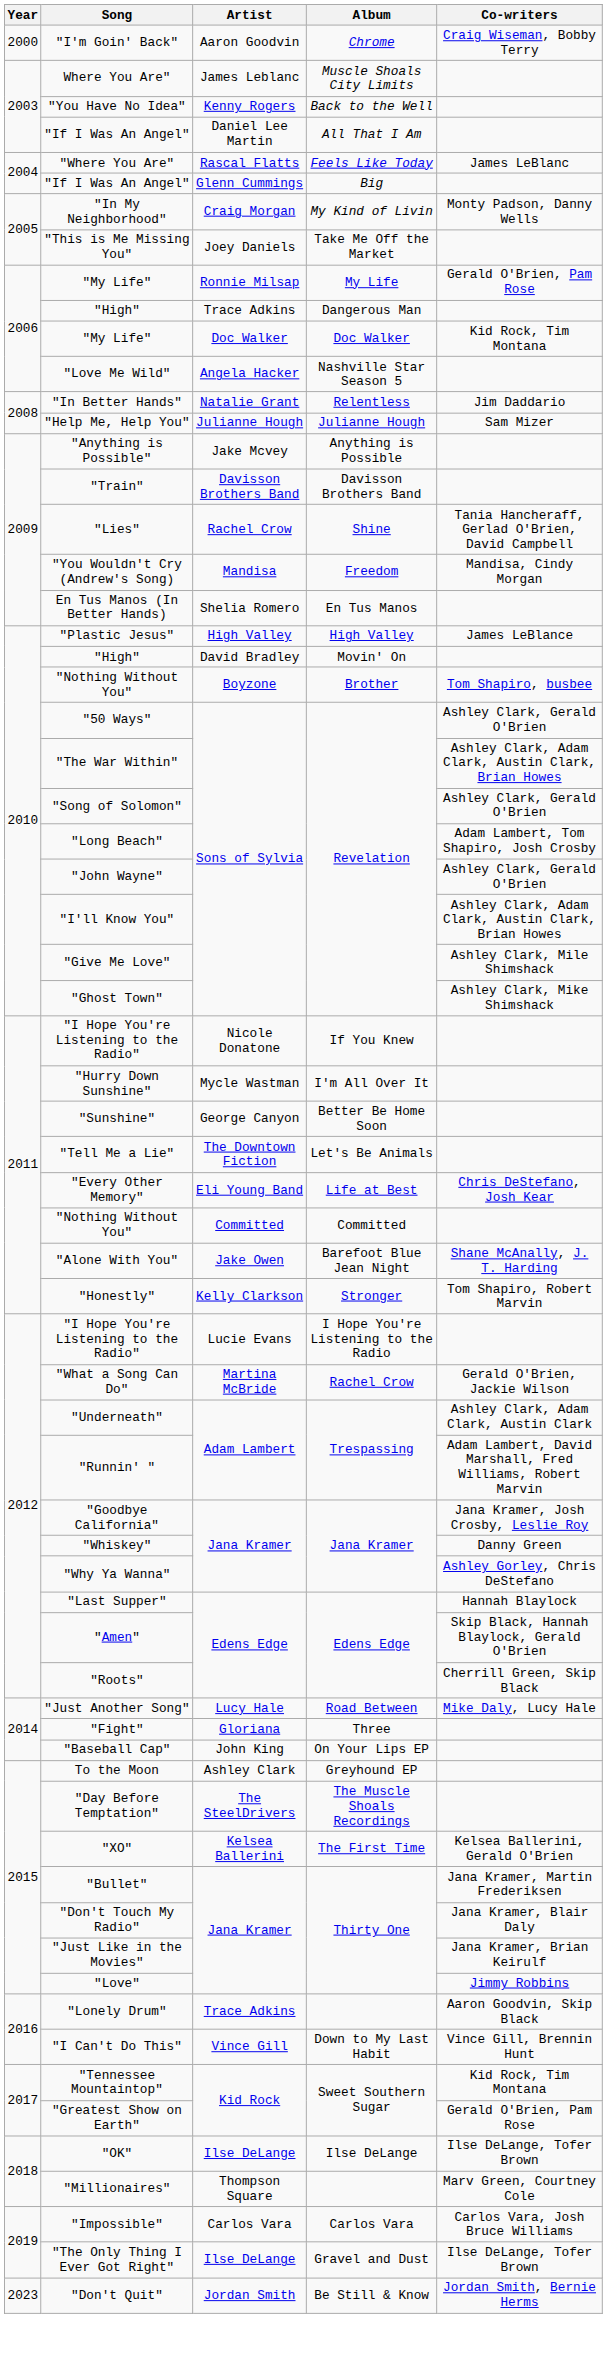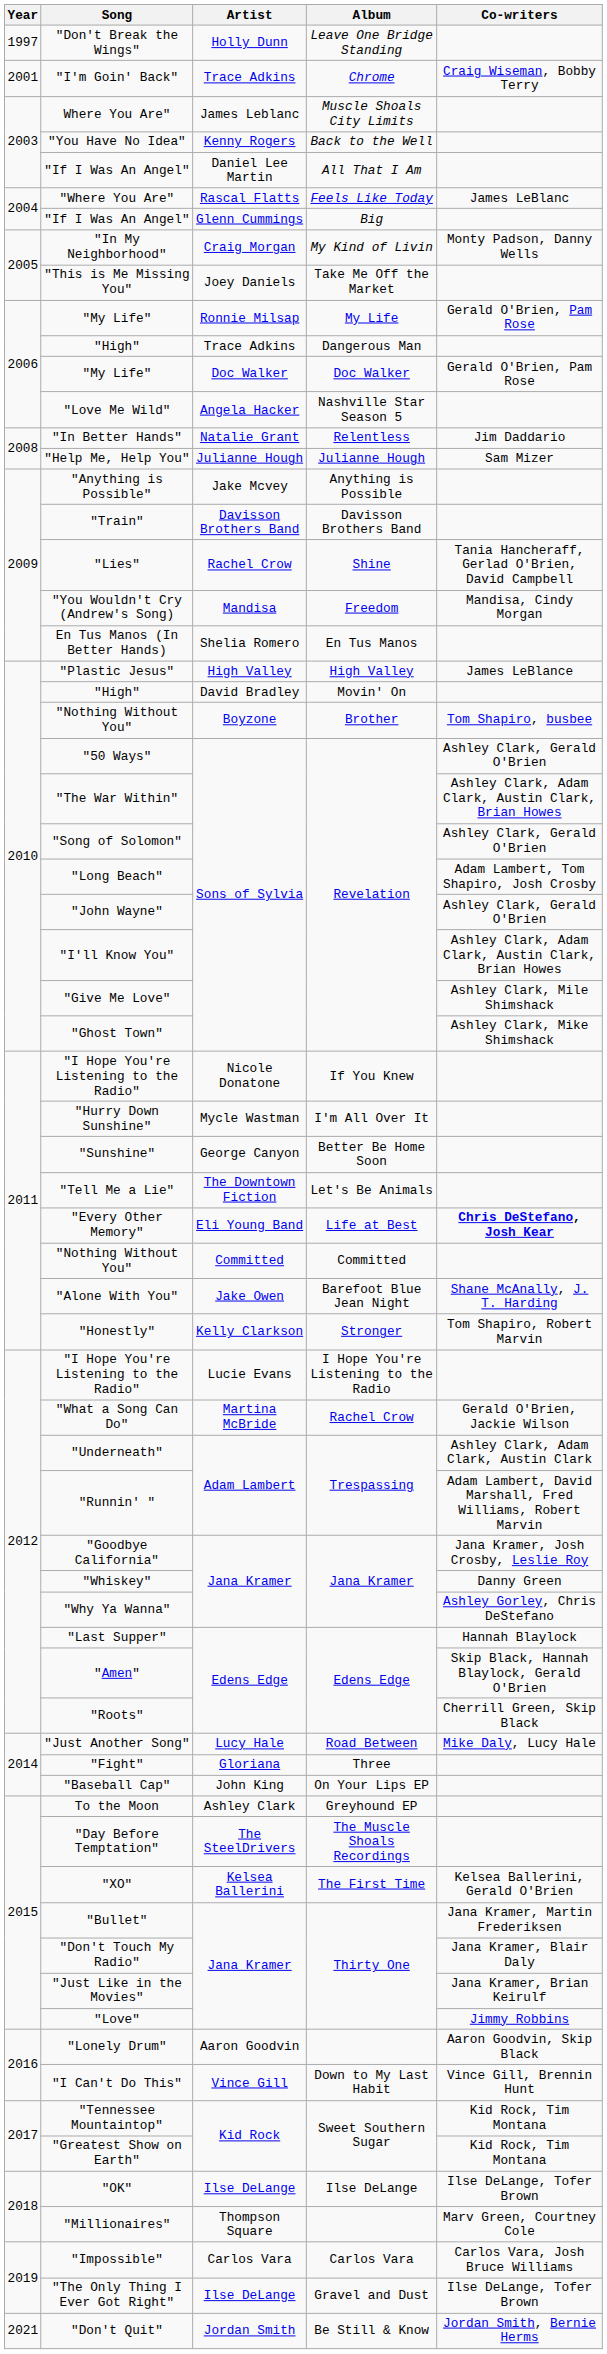+ row: (117, 43)
(23, 43) 2000 -> (23, 78) 2001
(250, 43) Aaron Goodvin -> (250, 78) Trace Adkins
(520, 339) Kid Rock, Tim Montana -> (520, 374) Gerald O'Brien, Pam Rose
(520, 1190) normal -> (520, 1225) bold
(250, 2012) Trace Adkins -> (250, 2047) Aaron Goodvin
(520, 2118) Gerald O'Brien, Pam Rose -> (520, 2154) Kid Rock, Tim Montana
(23, 2295) 2023 -> (23, 2331) 2021
